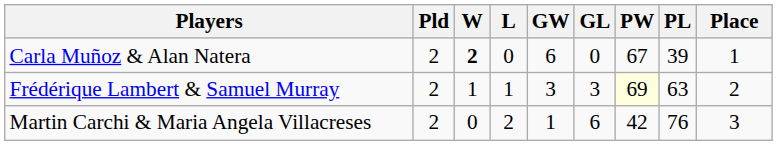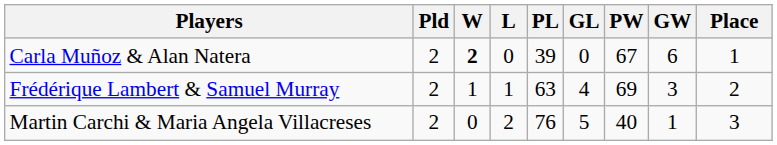columns swapped: (551, 21) <-> (678, 21)
(595, 88) 3 -> (584, 88) 4
(637, 88) lightyellow background -> (626, 88) no background
(595, 122) 6 -> (584, 122) 5
(637, 122) 42 -> (626, 122) 40
